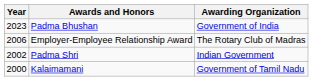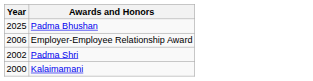- column: (251, 12)
(17, 26) 2023 -> (17, 26) 2025
